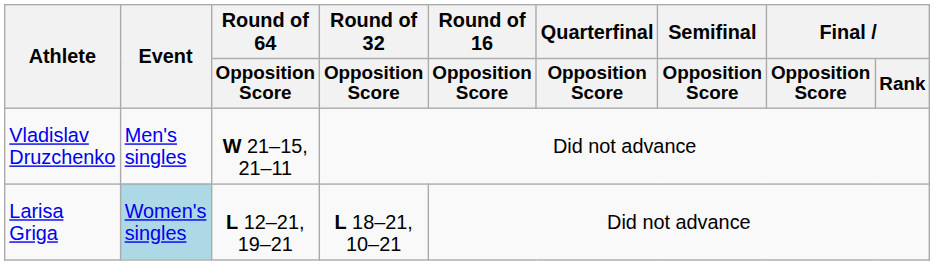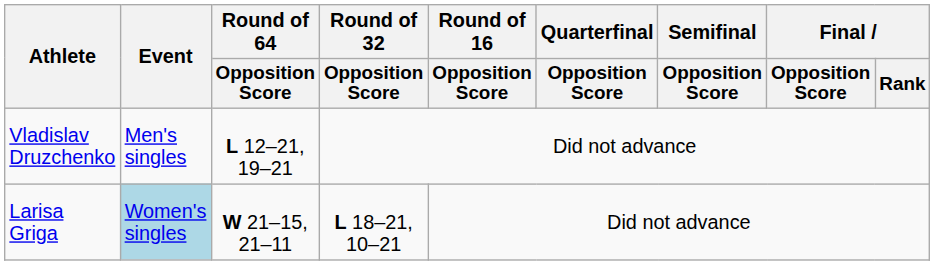(265, 158) W 21–15, 21–11 -> (265, 158) L 12–21, 19–21
(265, 233) L 12–21, 19–21 -> (265, 233) W 21–15, 21–11
